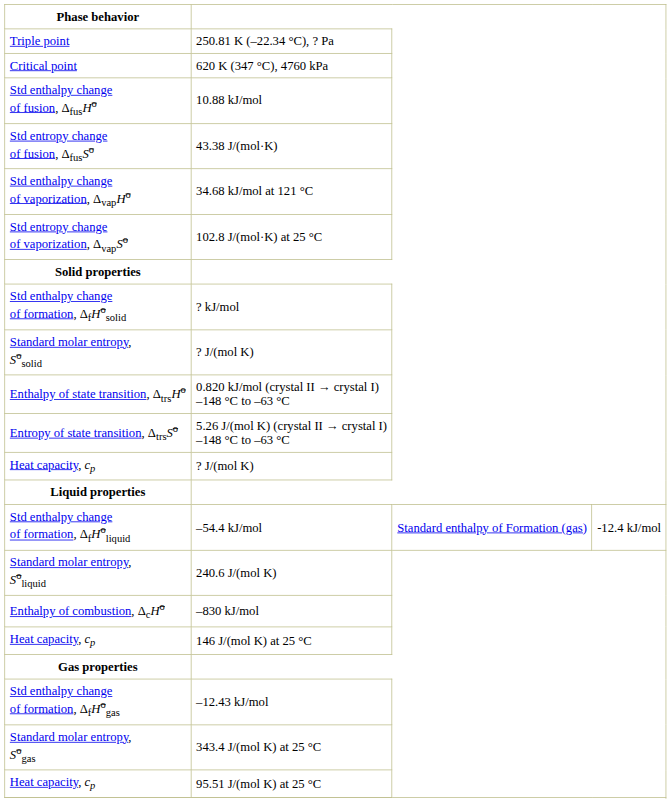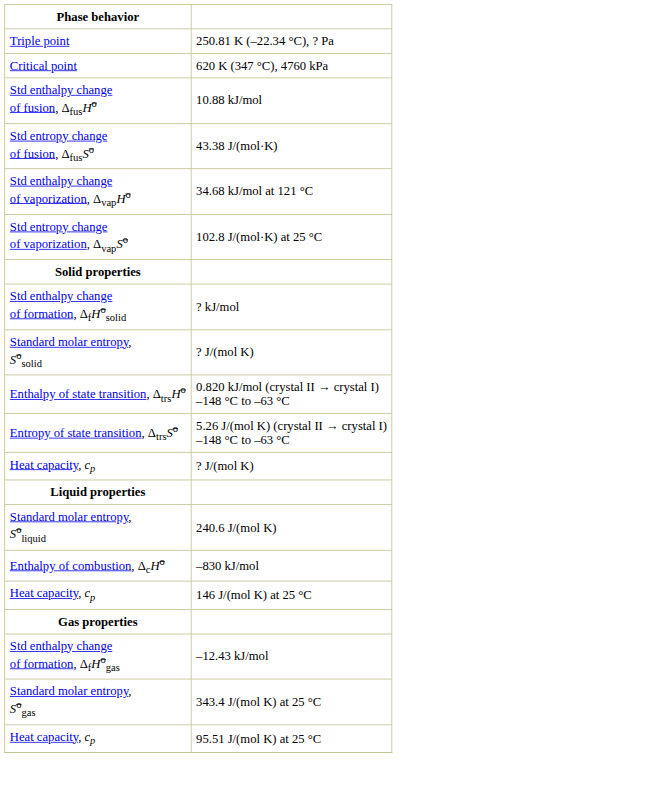- row: (70, 527)
